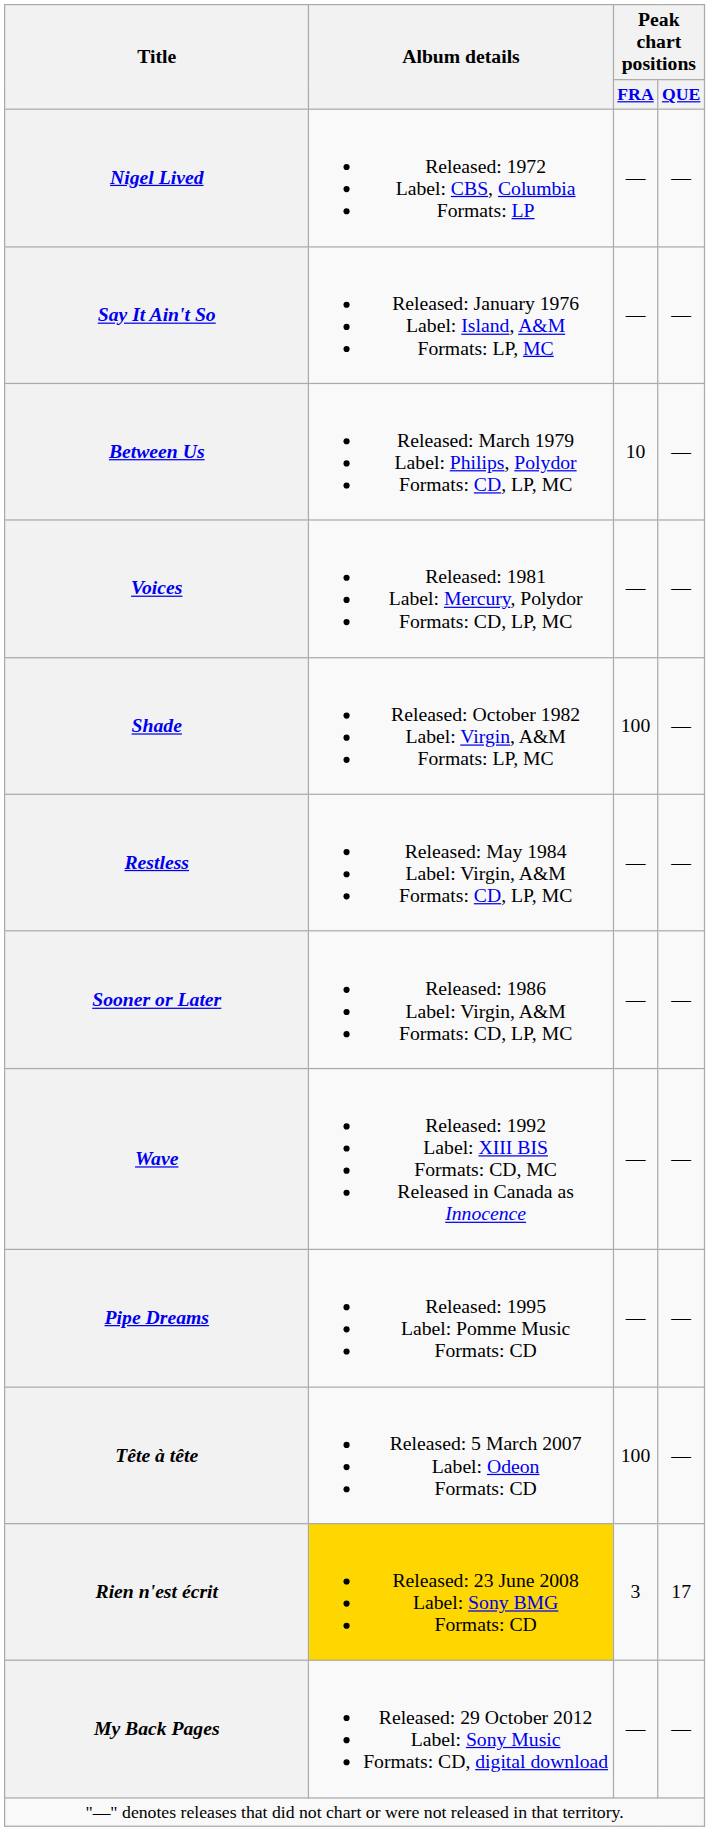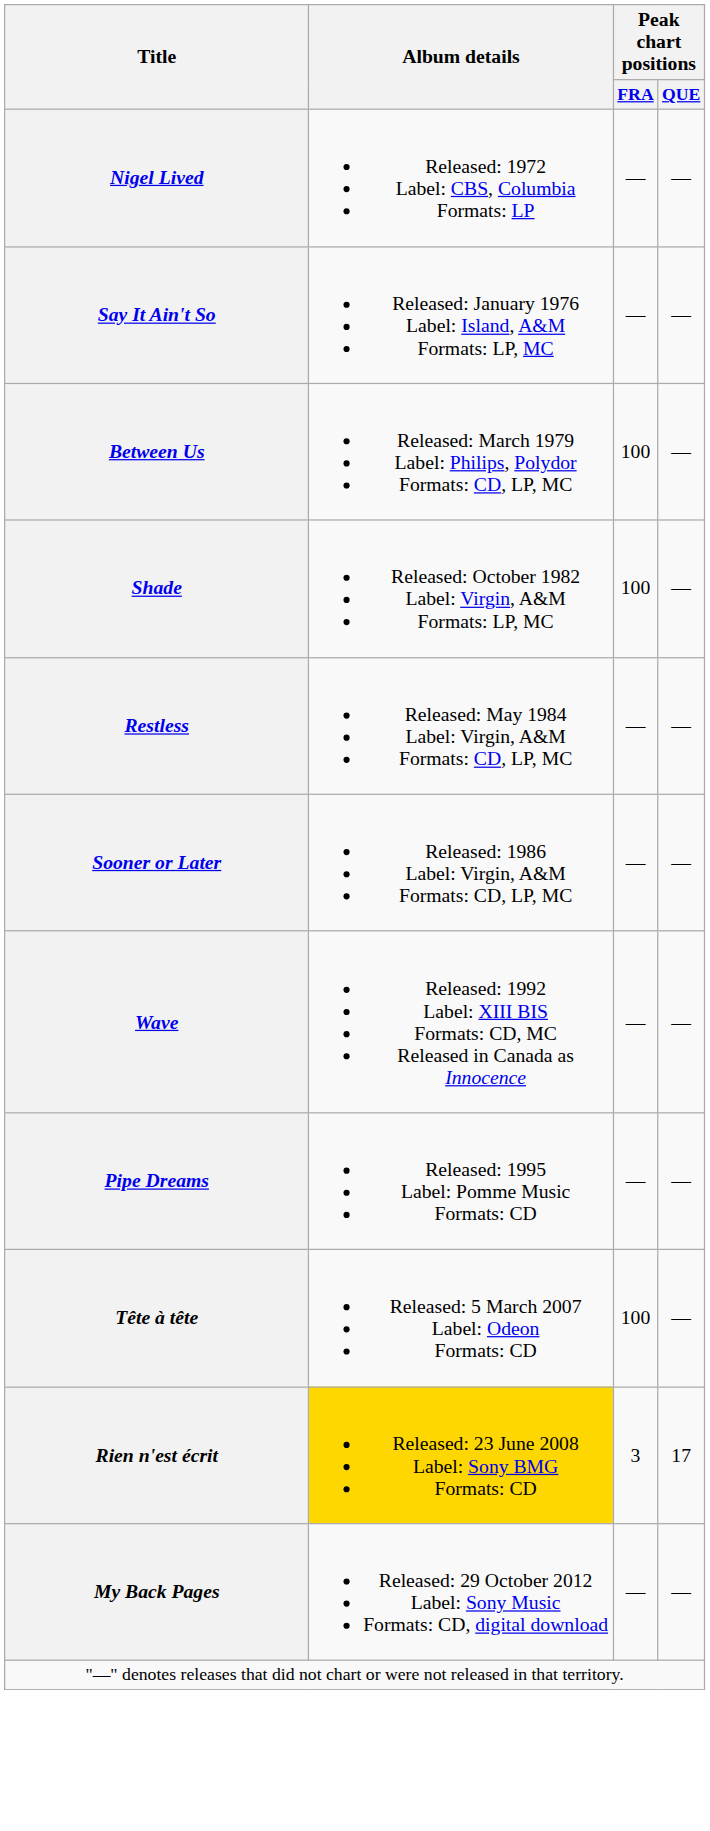(635, 451) 10 -> (635, 451) 100
- row: (157, 588)
